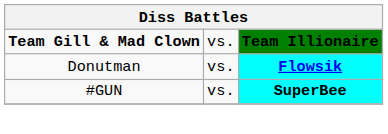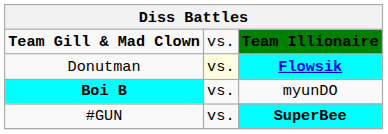(221, 67) no background -> (221, 67) lightyellow background
+ row: (104, 91)
